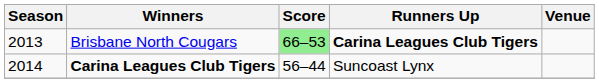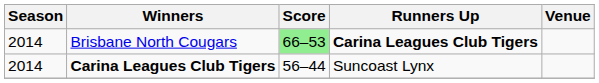(25, 41) 2013 -> (25, 41) 2014
